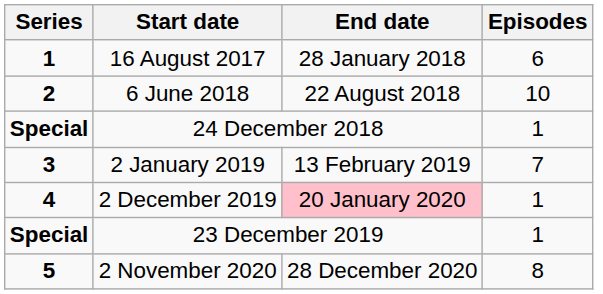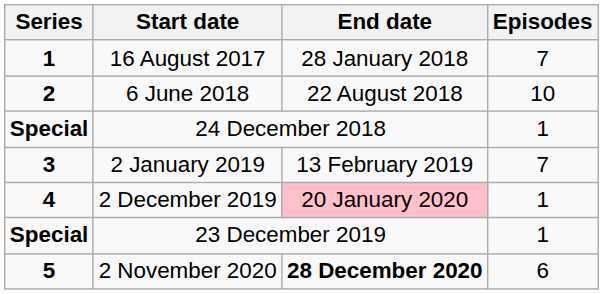(538, 57) 6 -> (543, 57) 7
(382, 270) normal -> (385, 270) bold
(538, 270) 8 -> (543, 270) 6
